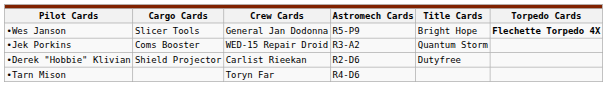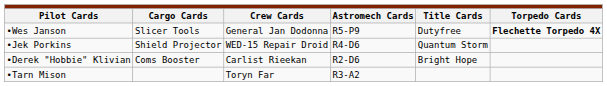(448, 31) Bright Hope -> (439, 31) Dutyfree
(167, 45) Coms Booster -> (178, 45) Shield Projector
(346, 45) R3-A2 -> (346, 45) R4-D6
(178, 60) Shield Projector -> (167, 60) Coms Booster
(439, 60) Dutyfree -> (448, 60) Bright Hope
(346, 74) R4-D6 -> (346, 74) R3-A2
